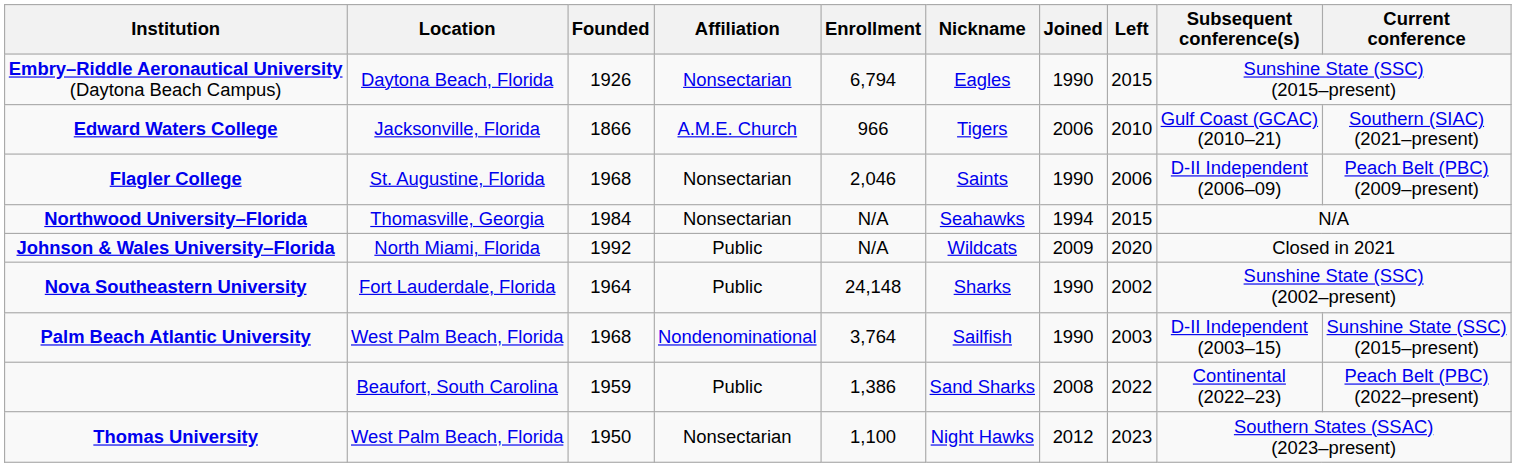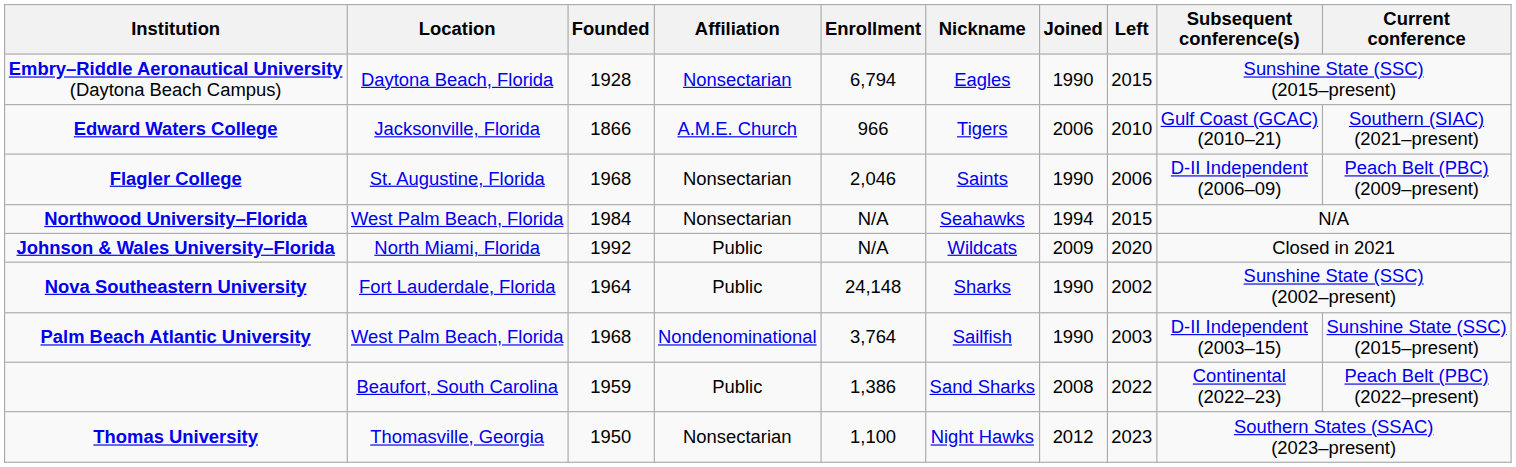(611, 79) 1926 -> (611, 79) 1928
(457, 218) Thomasville, Georgia -> (457, 218) West Palm Beach, Florida
(457, 436) West Palm Beach, Florida -> (457, 436) Thomasville, Georgia
